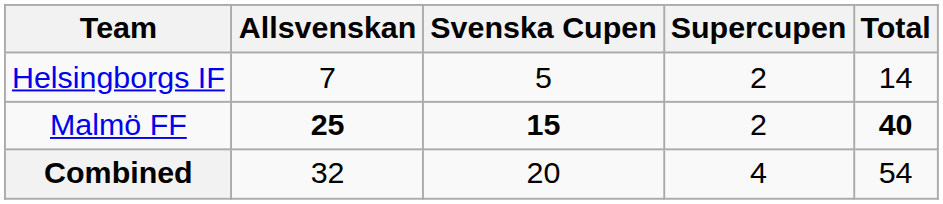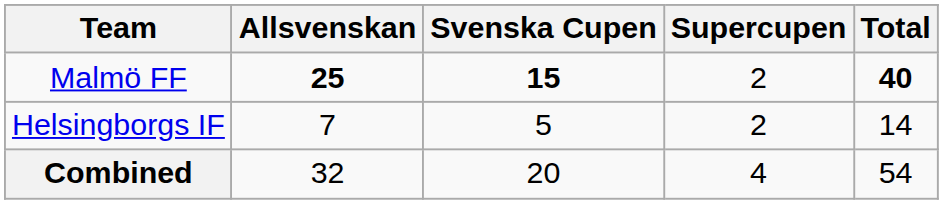rows swapped: (118, 125) <-> (118, 76)
